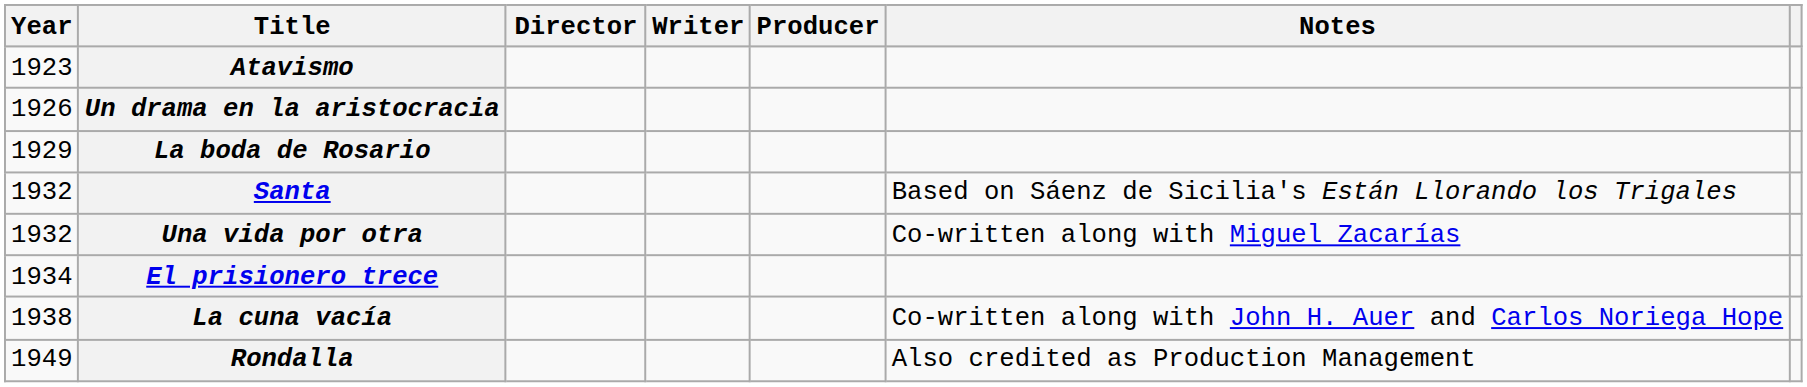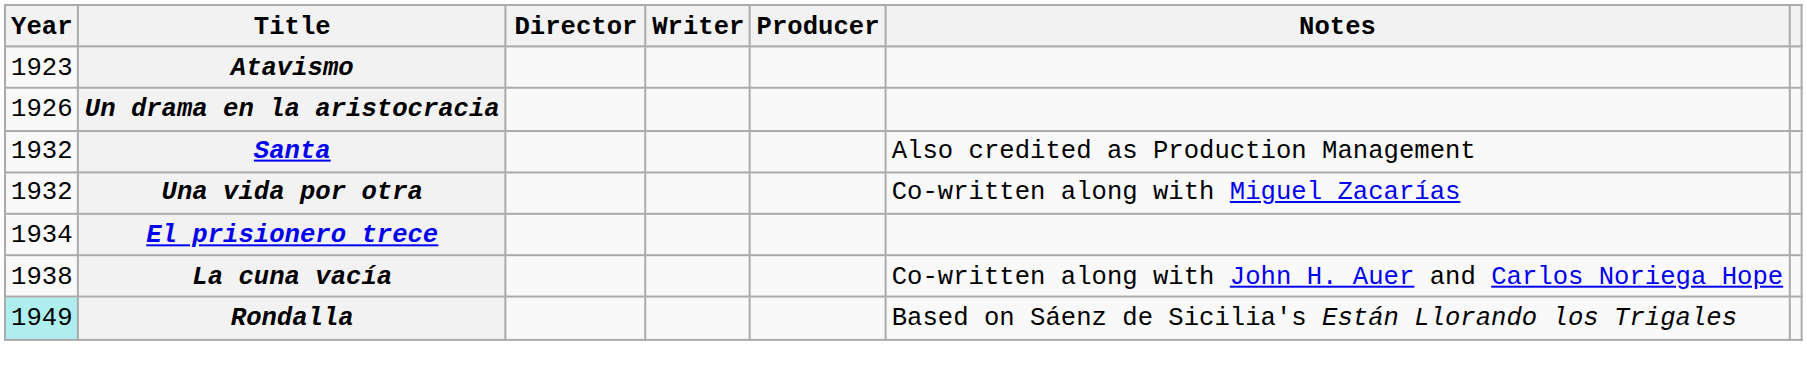- row: (292, 151)
(1314, 193) Based on Sáenz de Sicilia's Están Llorando los Trigales -> (1184, 151) Also credited as Production Management
(42, 360) no background -> (42, 318) paleturquoise background
(1184, 360) Also credited as Production Management -> (1314, 318) Based on Sáenz de Sicilia's Están Llorando los Trigales
